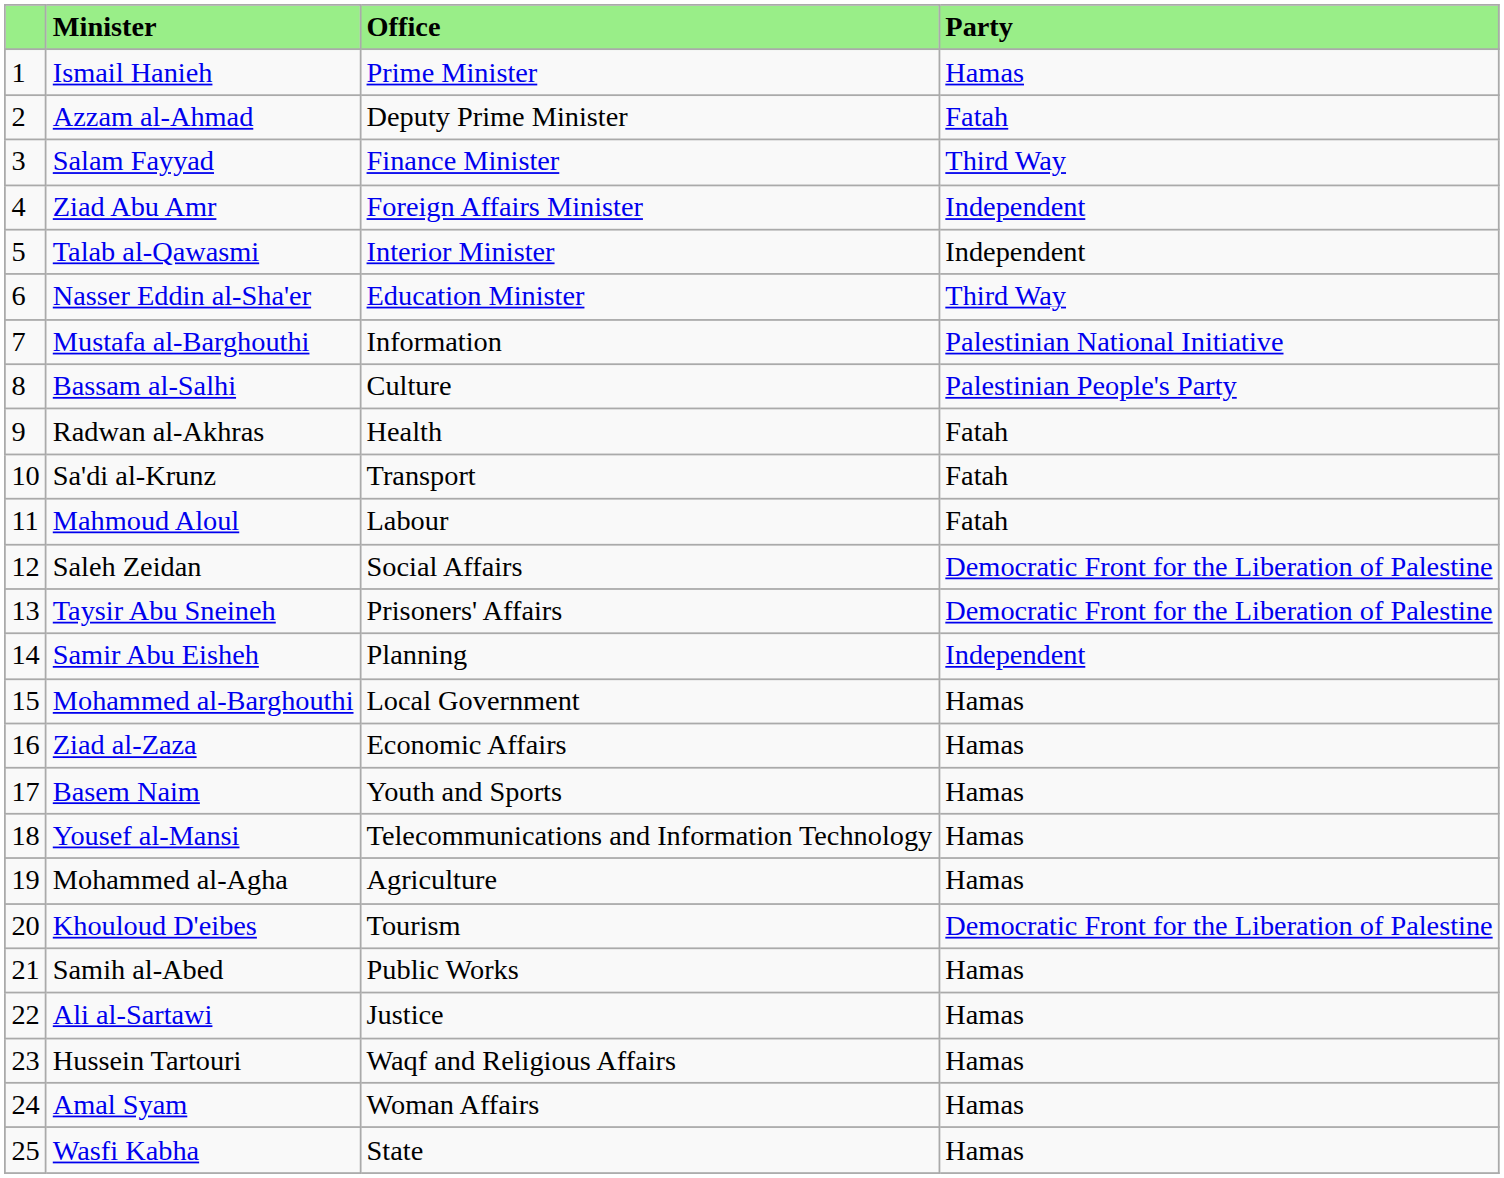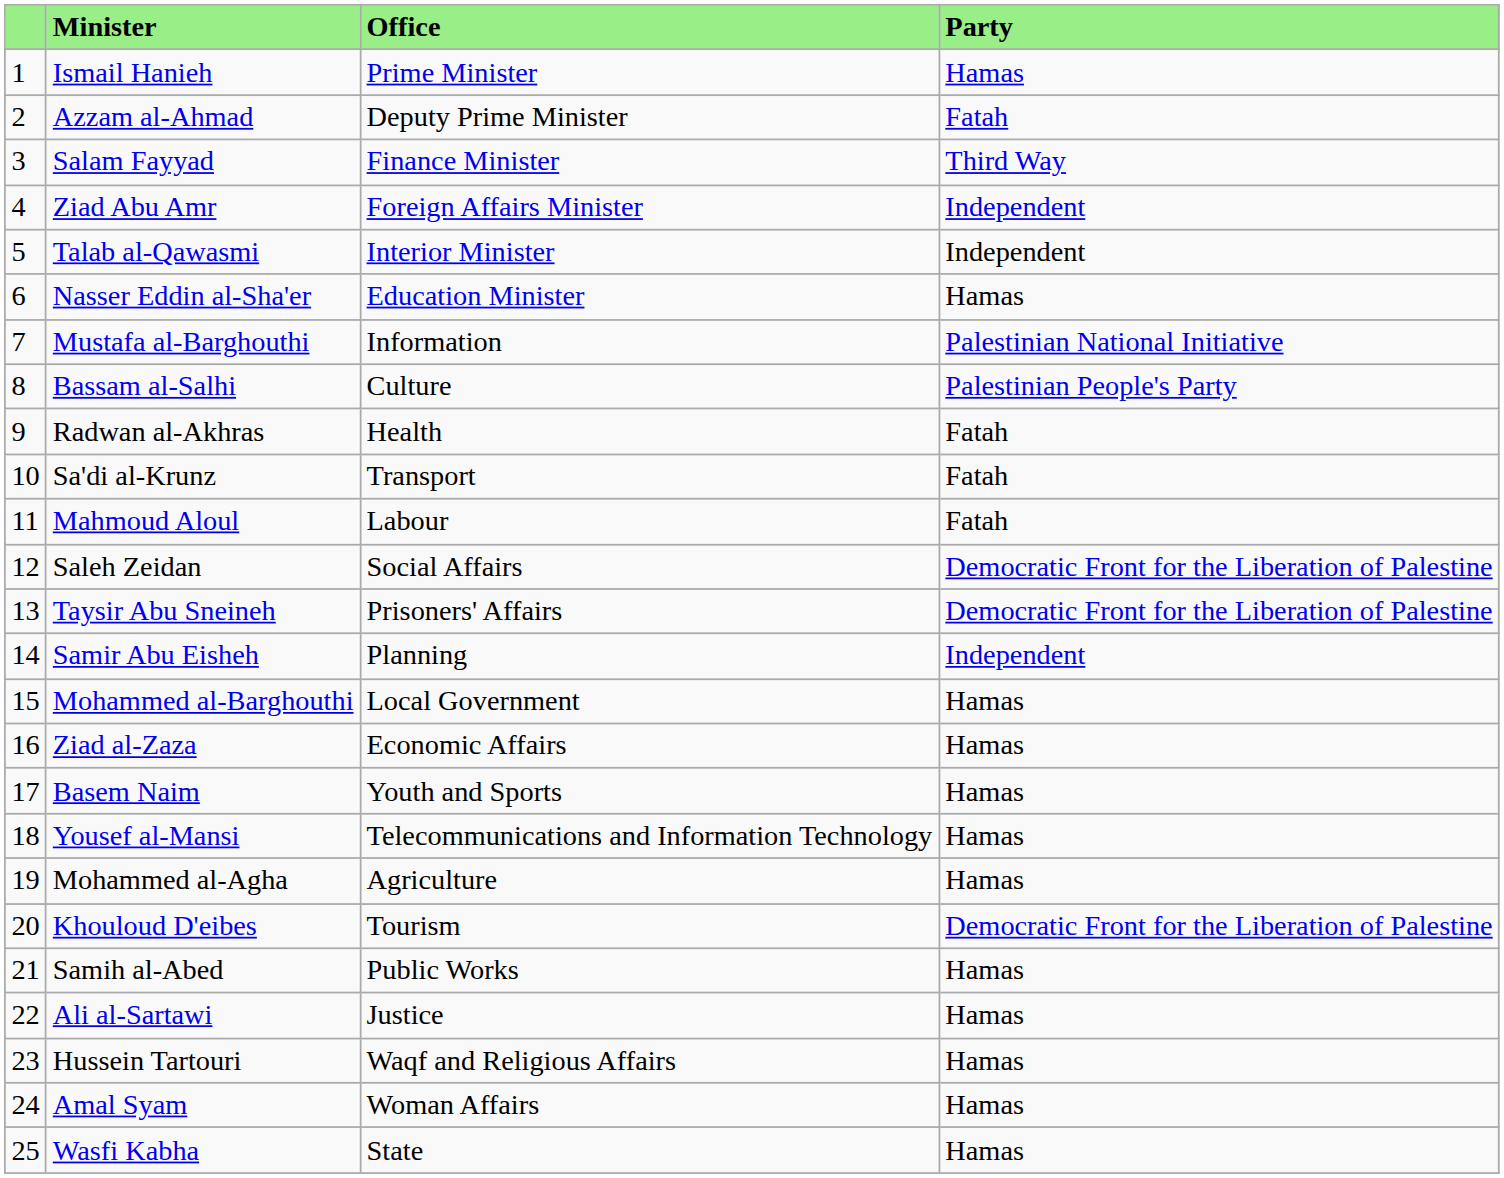(1006, 296) Third Way -> (985, 296) Hamas
